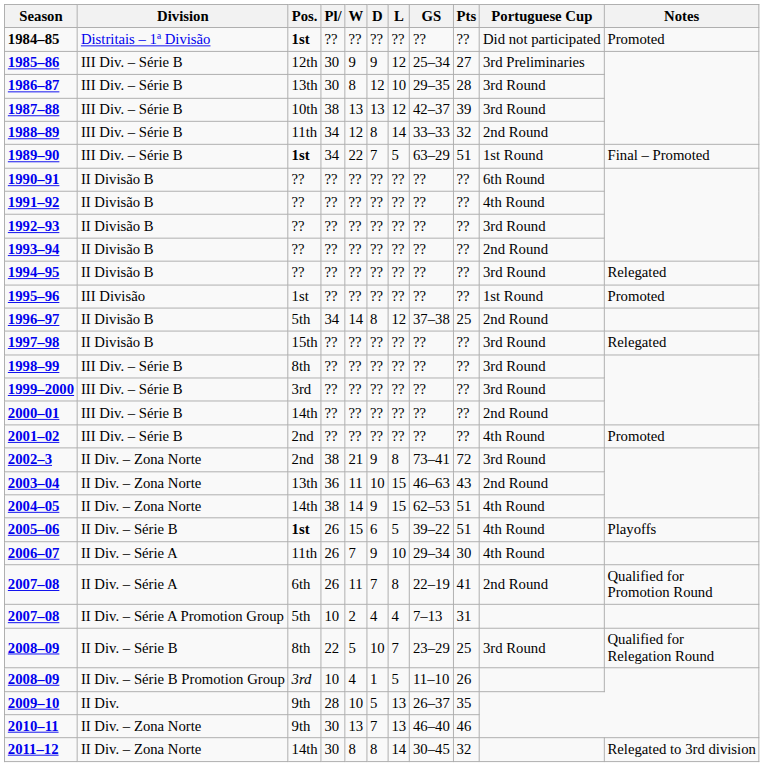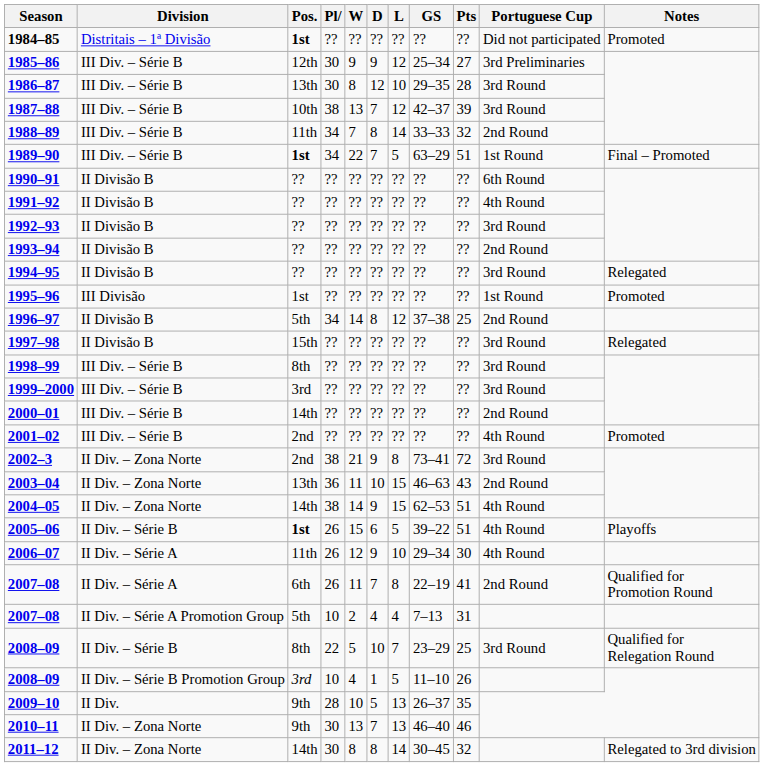(377, 109) 13 -> (374, 109) 7
(356, 132) 12 -> (352, 132) 7
(352, 553) 7 -> (356, 553) 12
